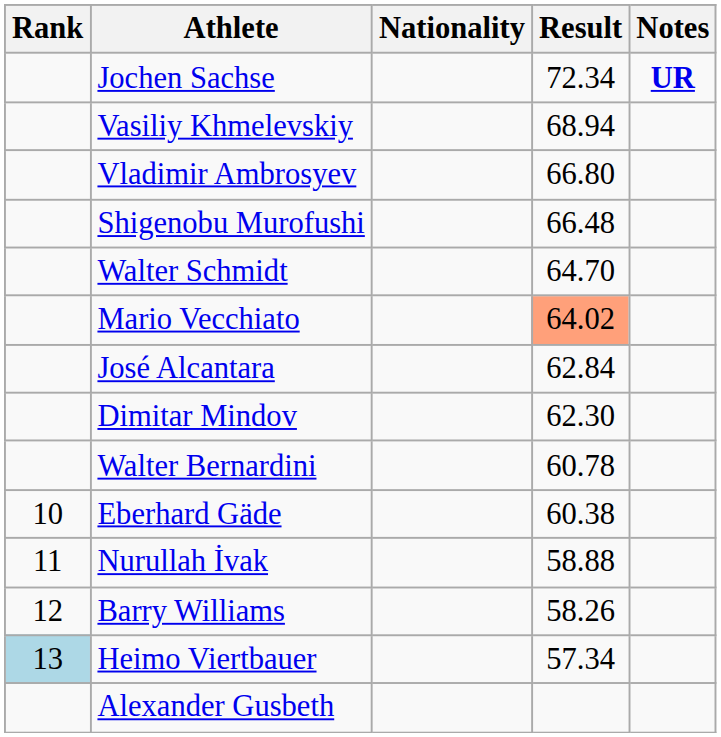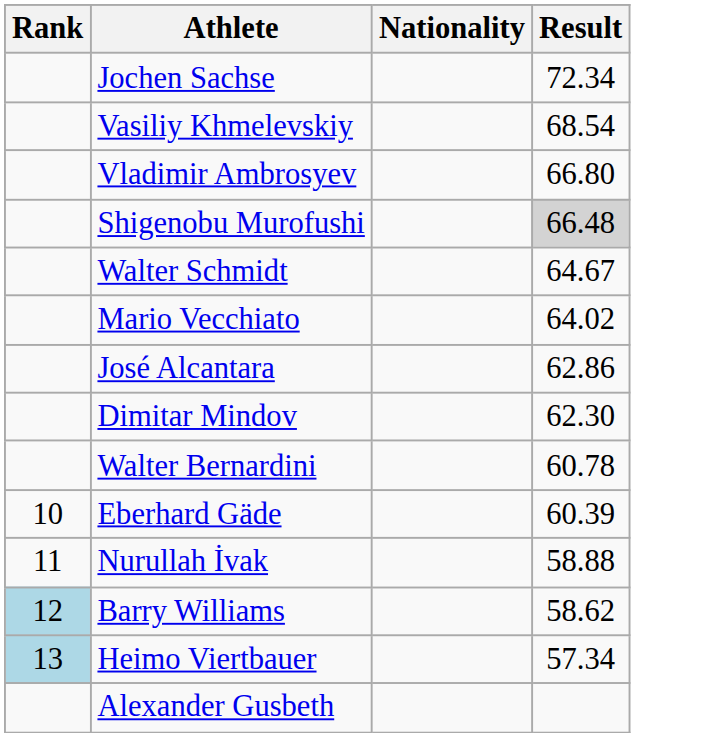- column: (673, 28)
(581, 125) 68.94 -> (581, 125) 68.54
(581, 222) no background -> (581, 222) lightgrey background
(581, 271) 64.70 -> (581, 271) 64.67
(581, 319) lightsalmon background -> (581, 319) no background
(581, 367) 62.84 -> (581, 367) 62.86
(581, 513) 60.38 -> (581, 513) 60.39
(48, 610) no background -> (48, 610) lightblue background
(581, 610) 58.26 -> (581, 610) 58.62
